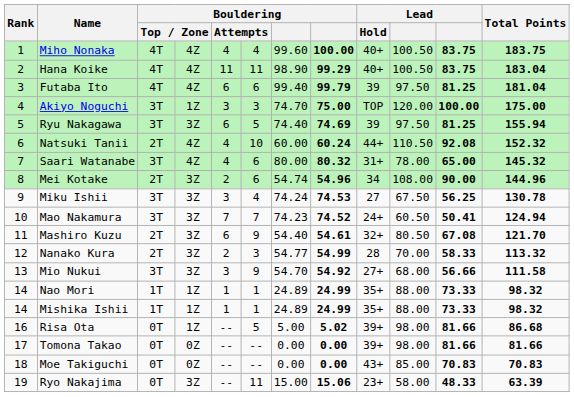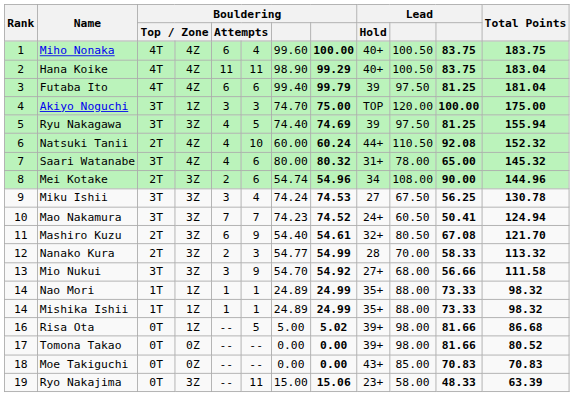(226, 51) 4 -> (226, 51) 6
(226, 124) 6 -> (226, 124) 4
(525, 345) 81.66 -> (525, 345) 80.52
